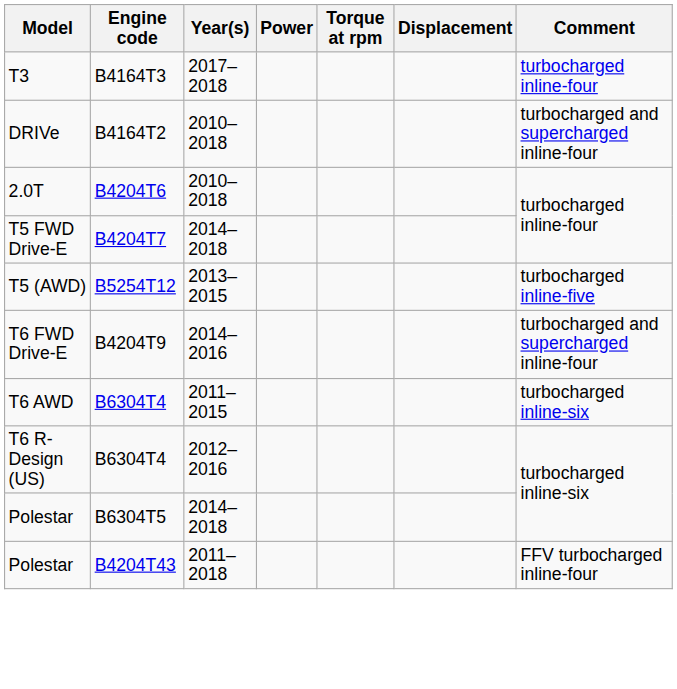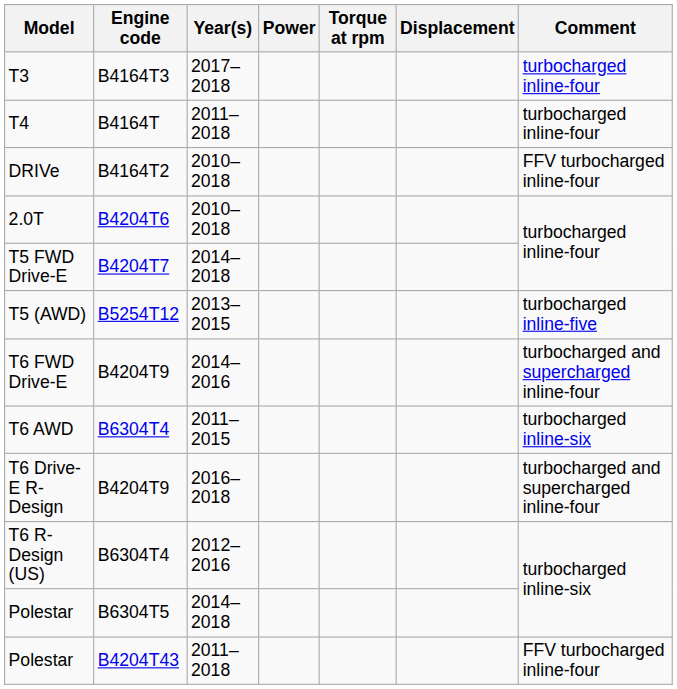+ row: (19, 123)
(590, 133) turbocharged and supercharged inline-four -> (594, 171) FFV turbocharged inline-four
+ row: (45, 487)
